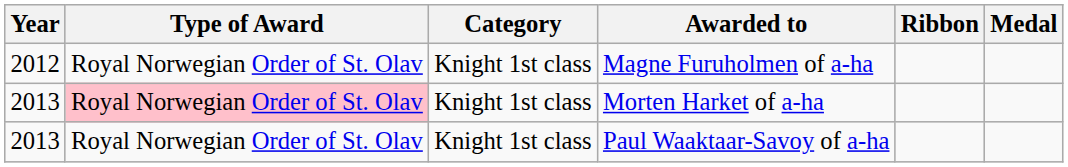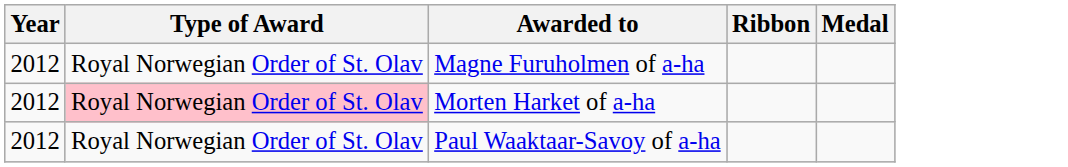- column: (513, 24)
(35, 102) 2013 -> (35, 102) 2012
(35, 141) 2013 -> (35, 141) 2012
